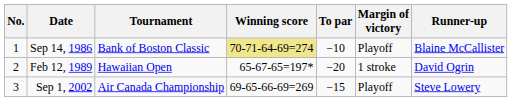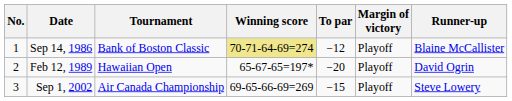(336, 48) −10 -> (336, 48) −12
(377, 67) 1 stroke -> (375, 67) Playoff
